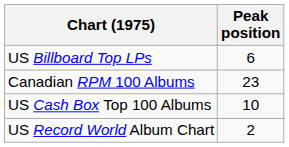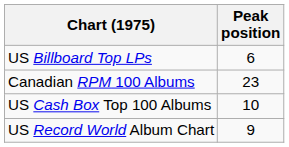(251, 130) 2 -> (251, 130) 9
